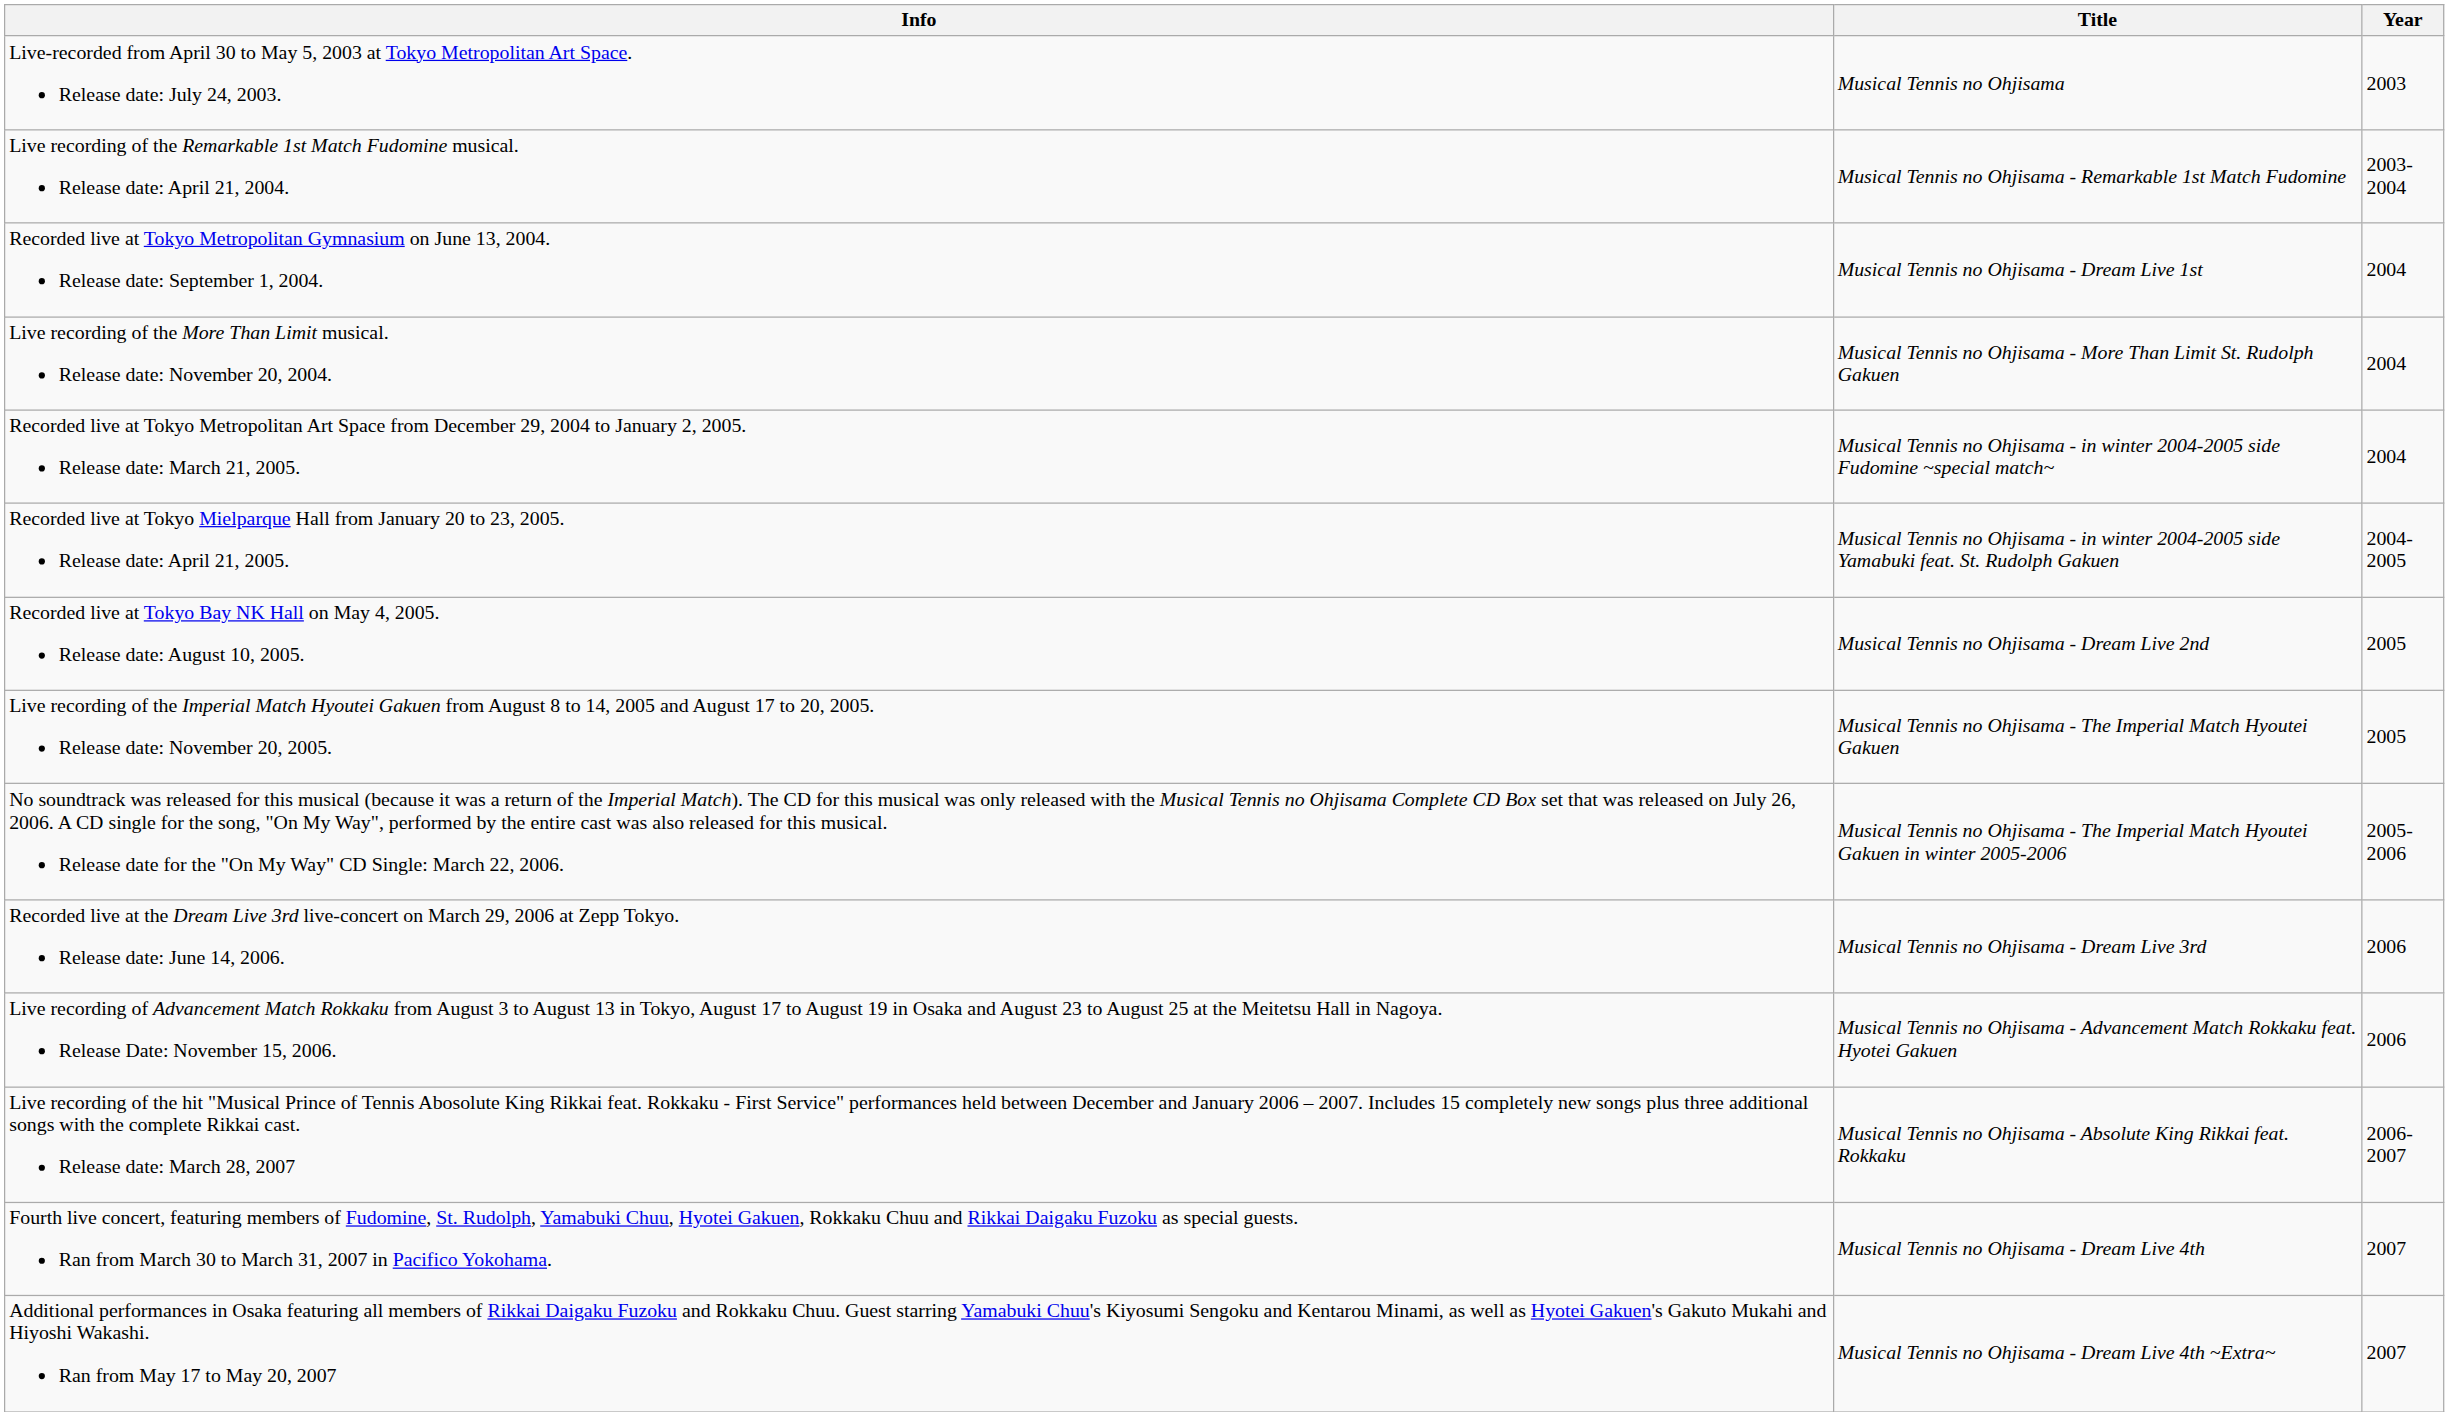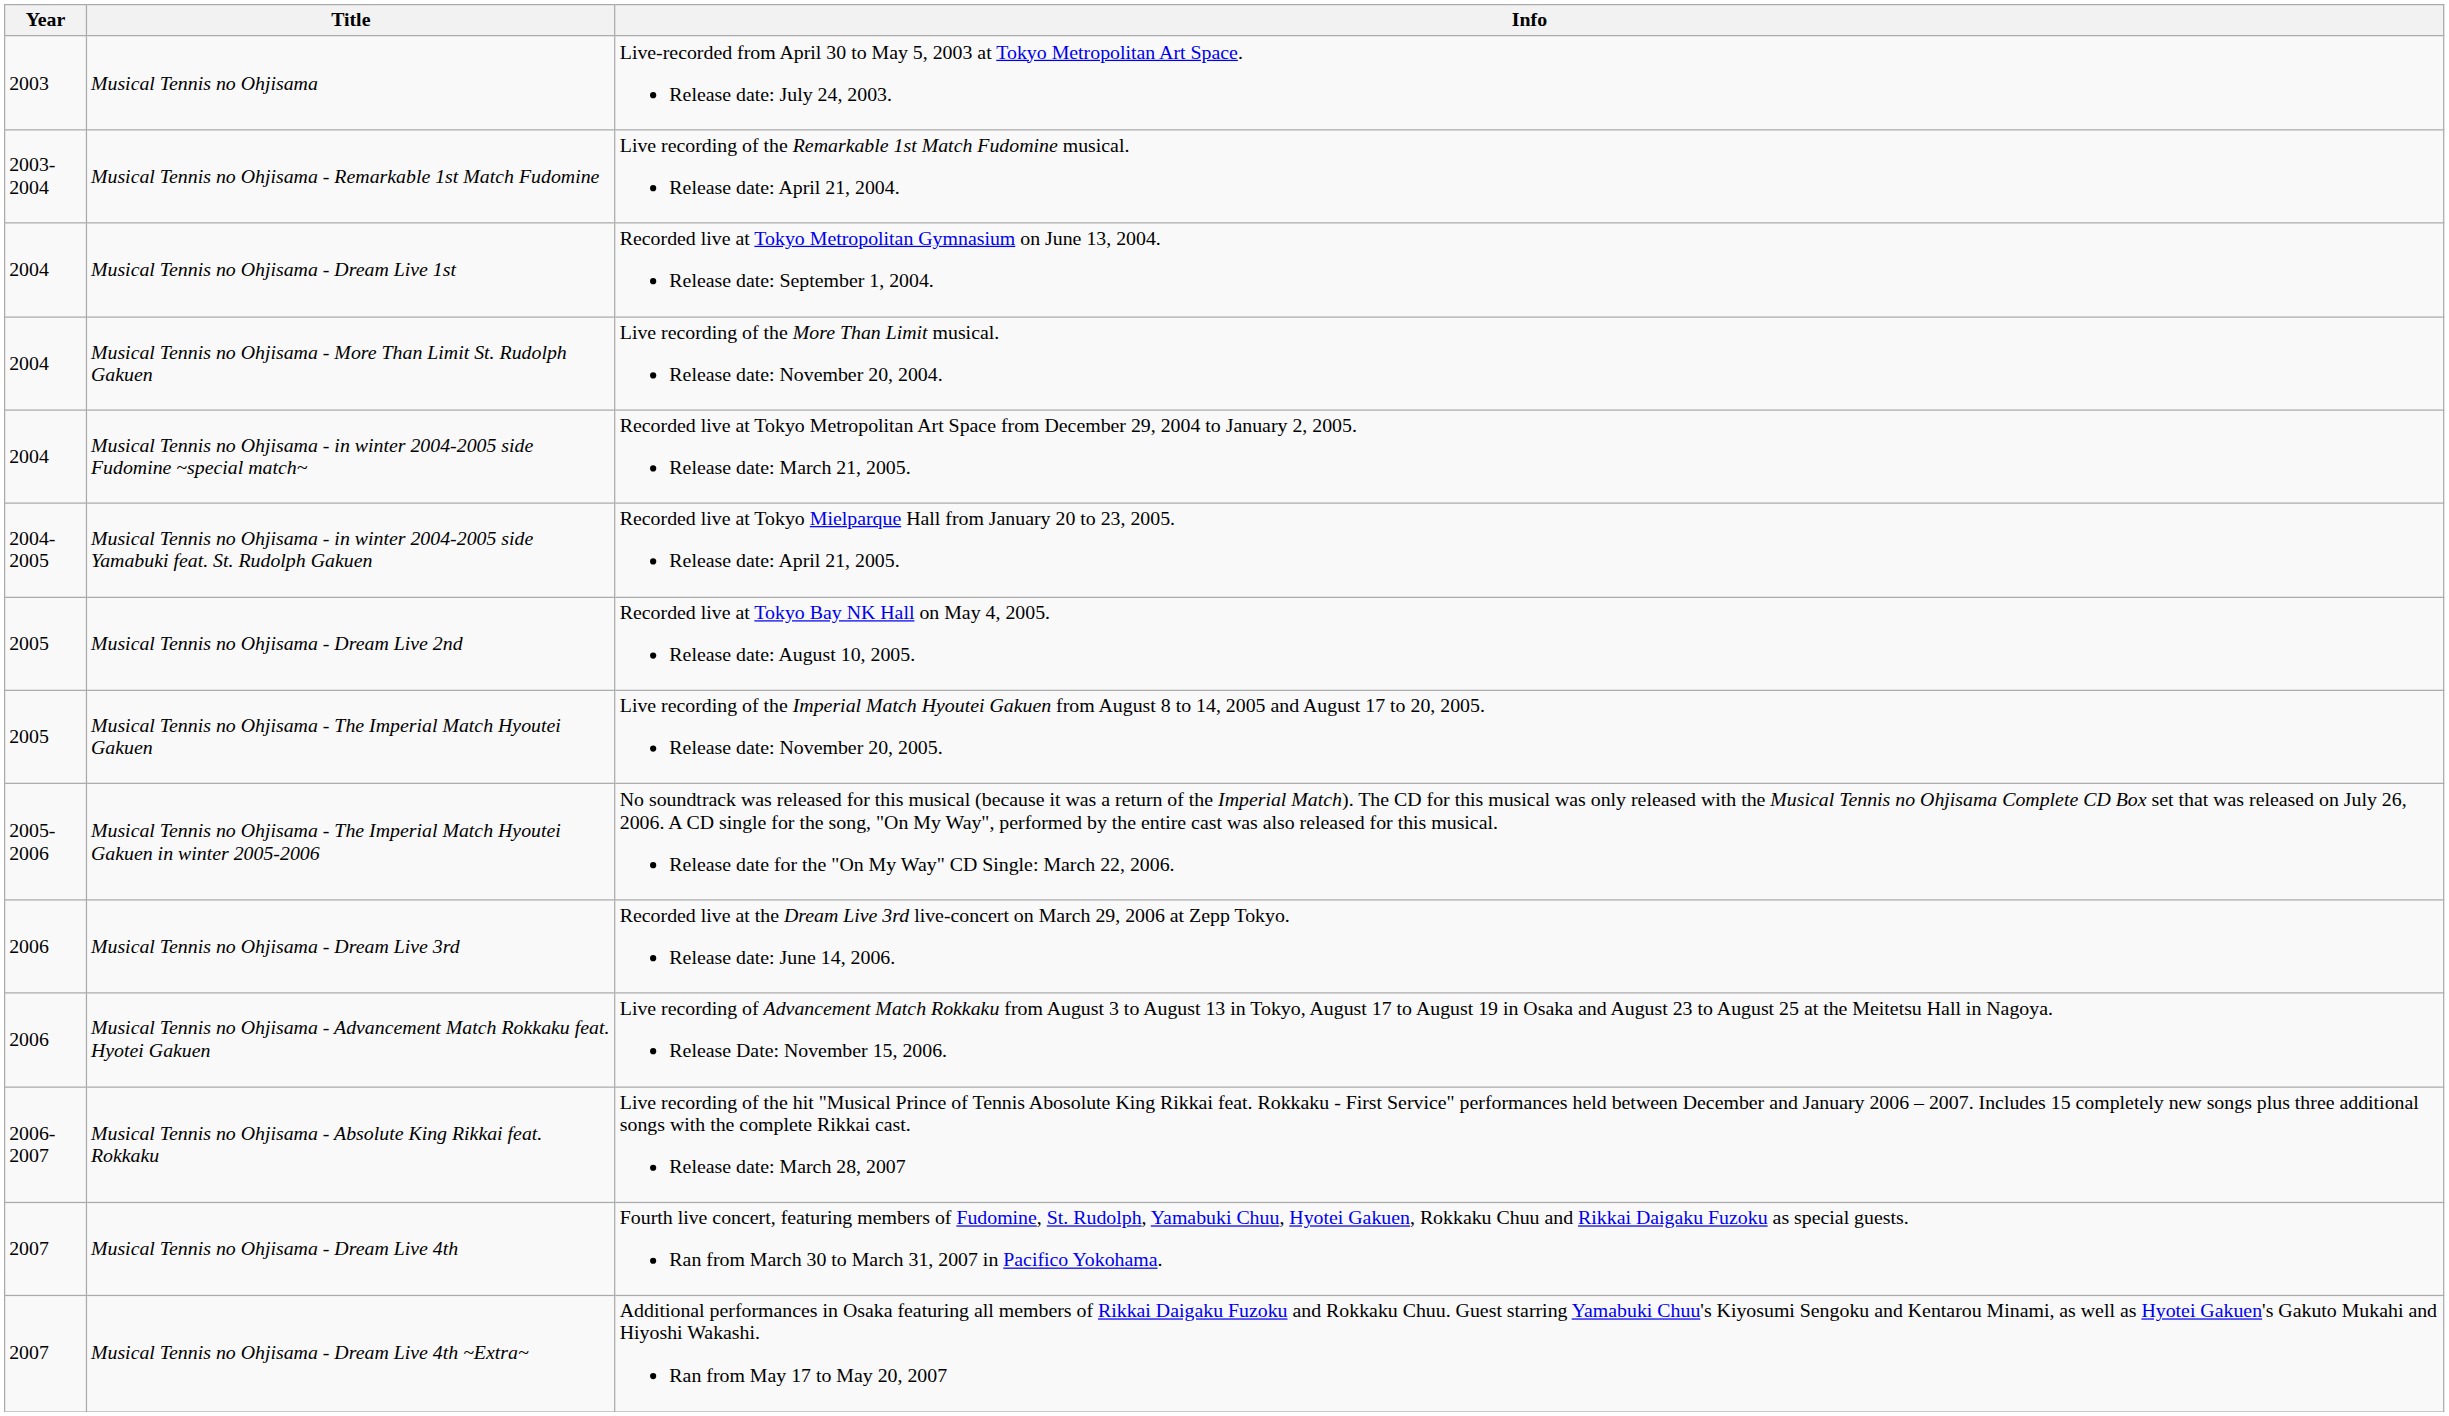columns swapped: (2403, 20) <-> (919, 20)
